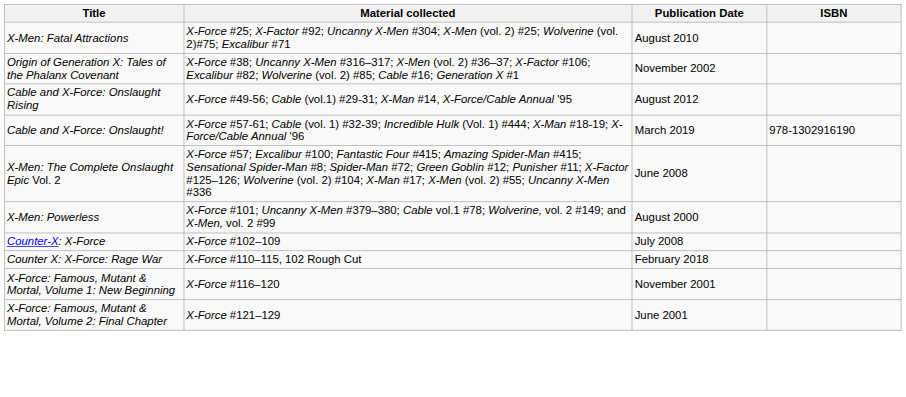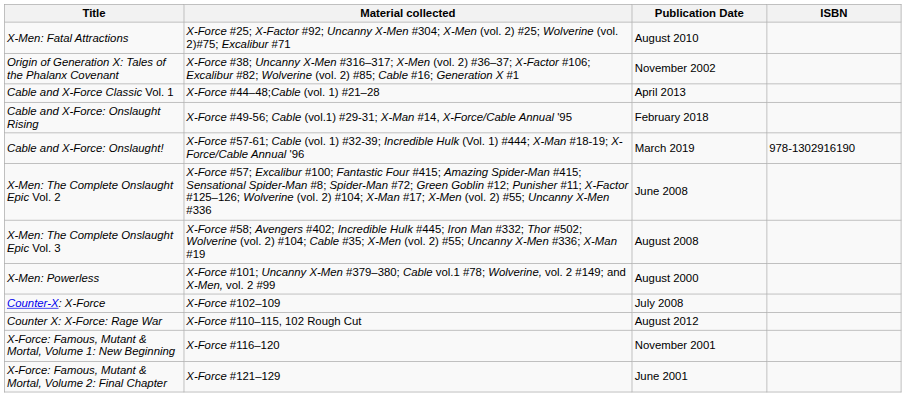+ row: (90, 93)
(667, 99) August 2012 -> (672, 117) February 2018
+ row: (90, 241)
(672, 259) February 2018 -> (667, 321) August 2012
